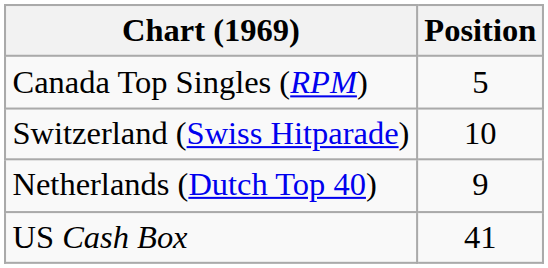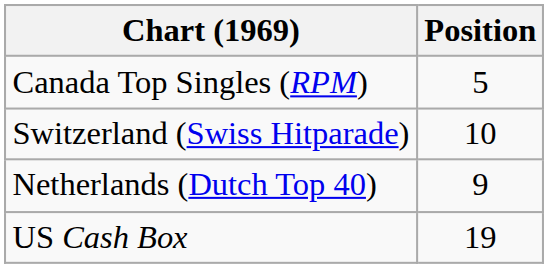(480, 236) 41 -> (480, 236) 19
